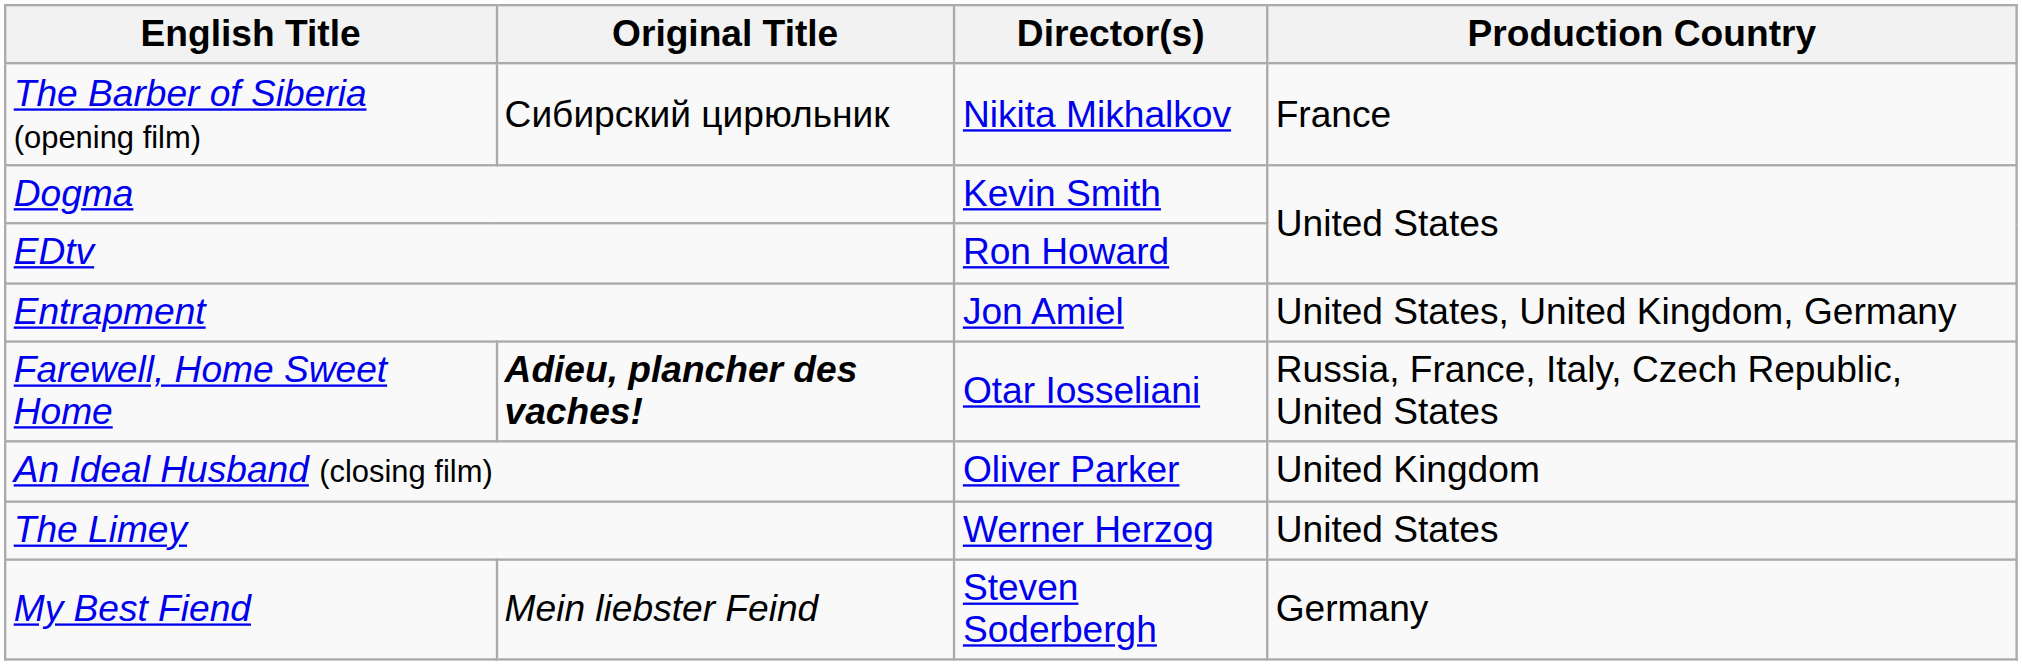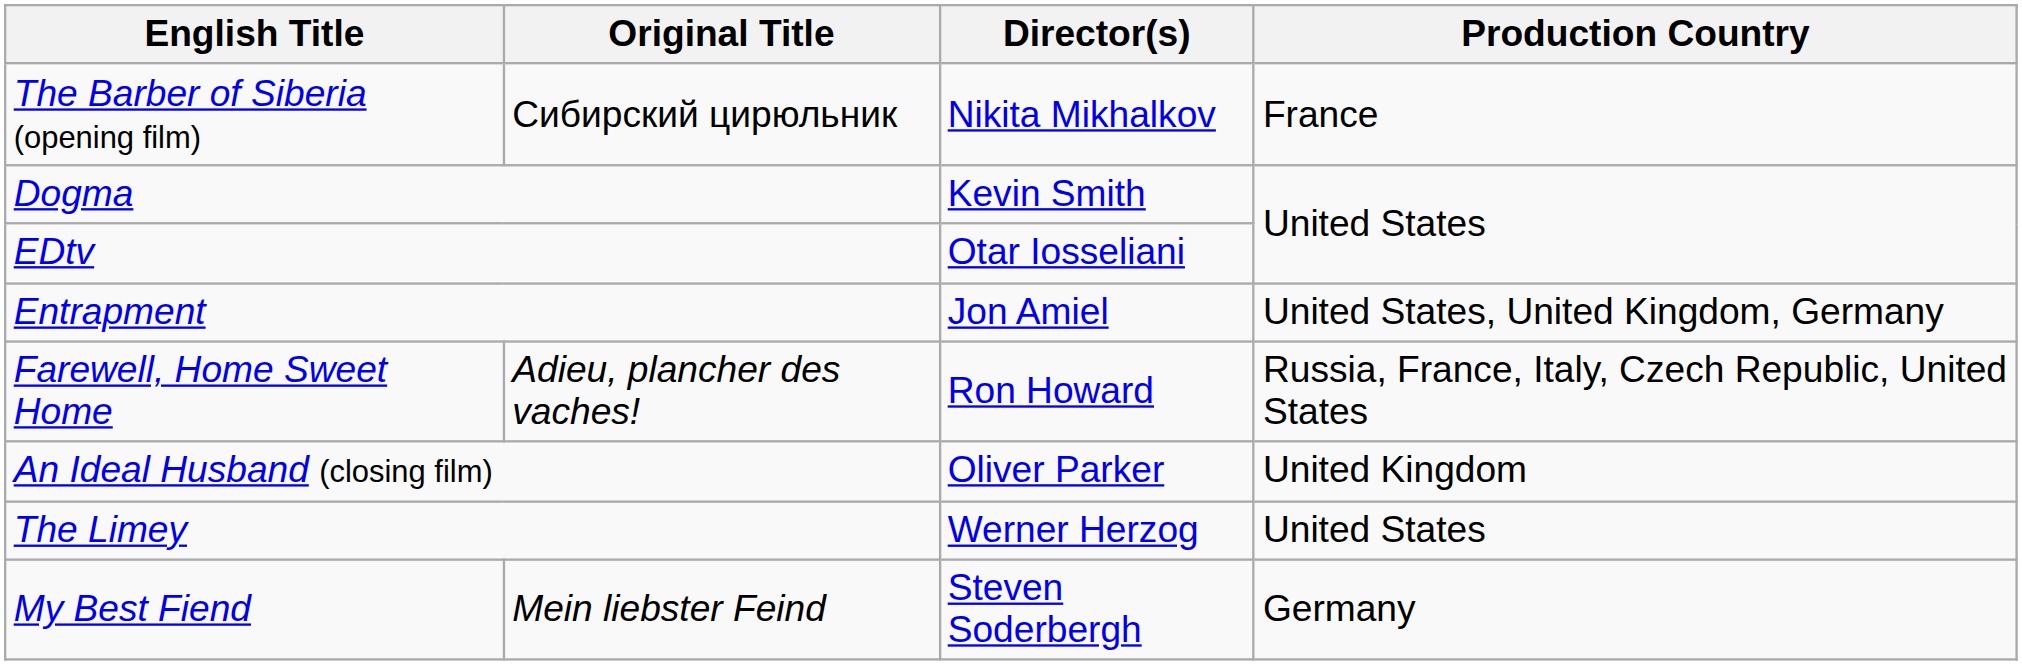(1066, 252) Ron Howard -> (1066, 252) Otar Iosseliani
(681, 390) bold -> (676, 390) normal
(1082, 390) Otar Iosseliani -> (1051, 390) Ron Howard
